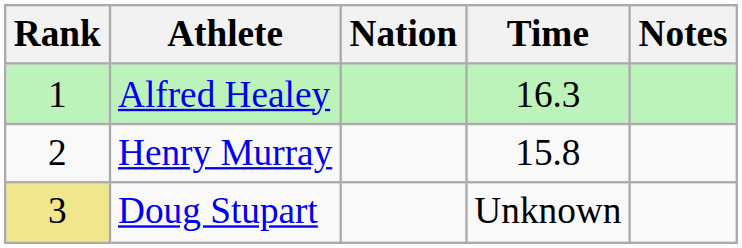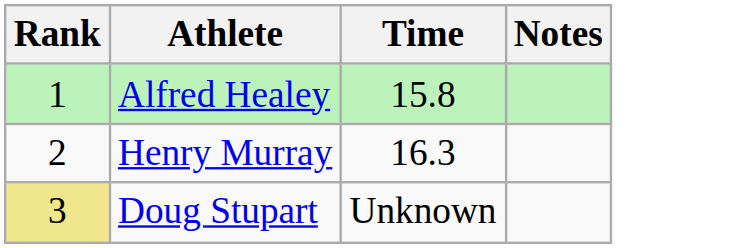- column: (403, 34)
(548, 93) 16.3 -> (423, 93) 15.8
(548, 152) 15.8 -> (423, 152) 16.3
